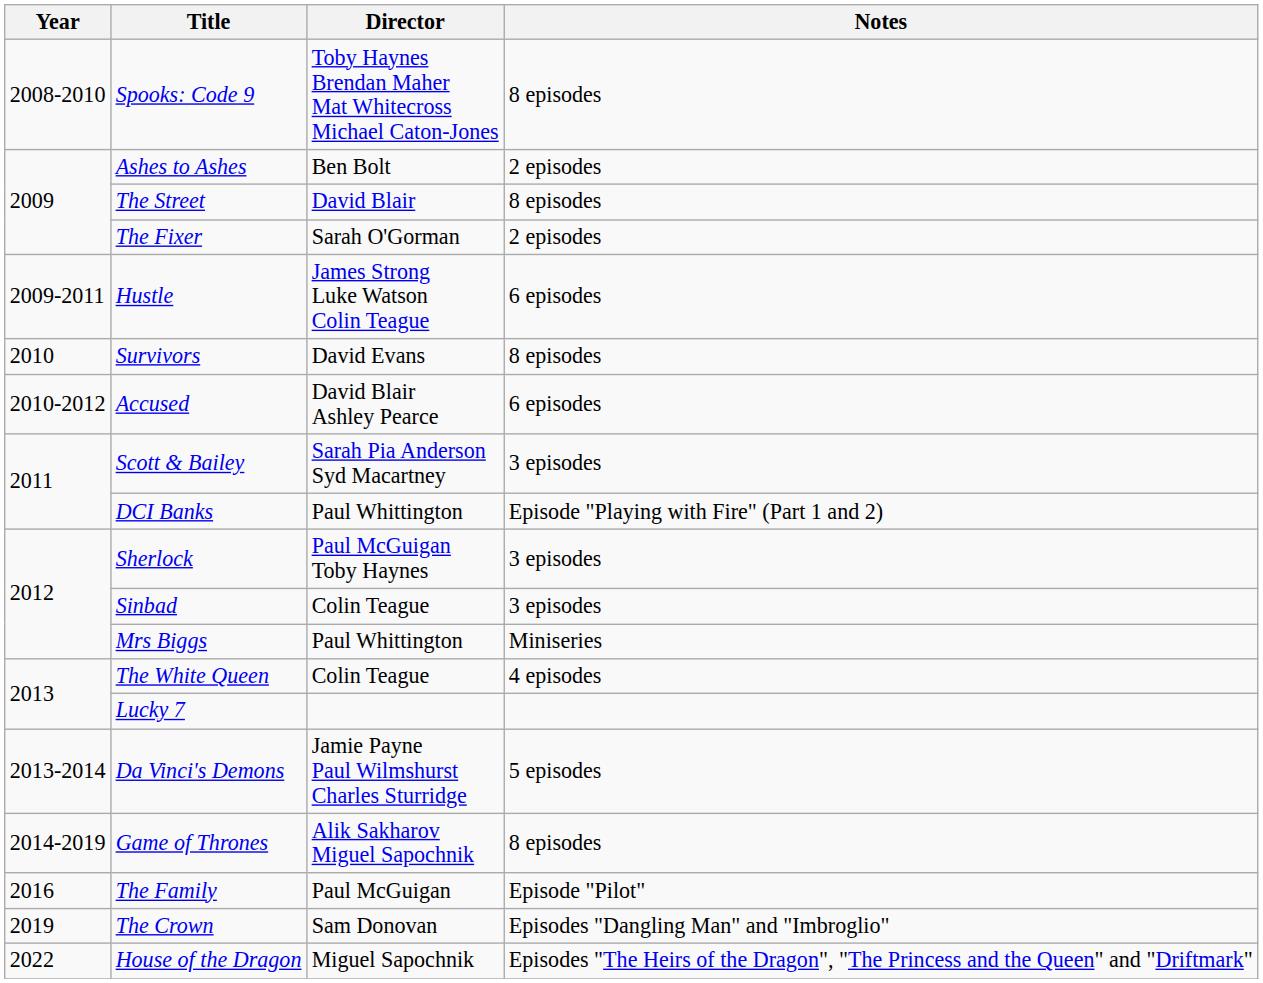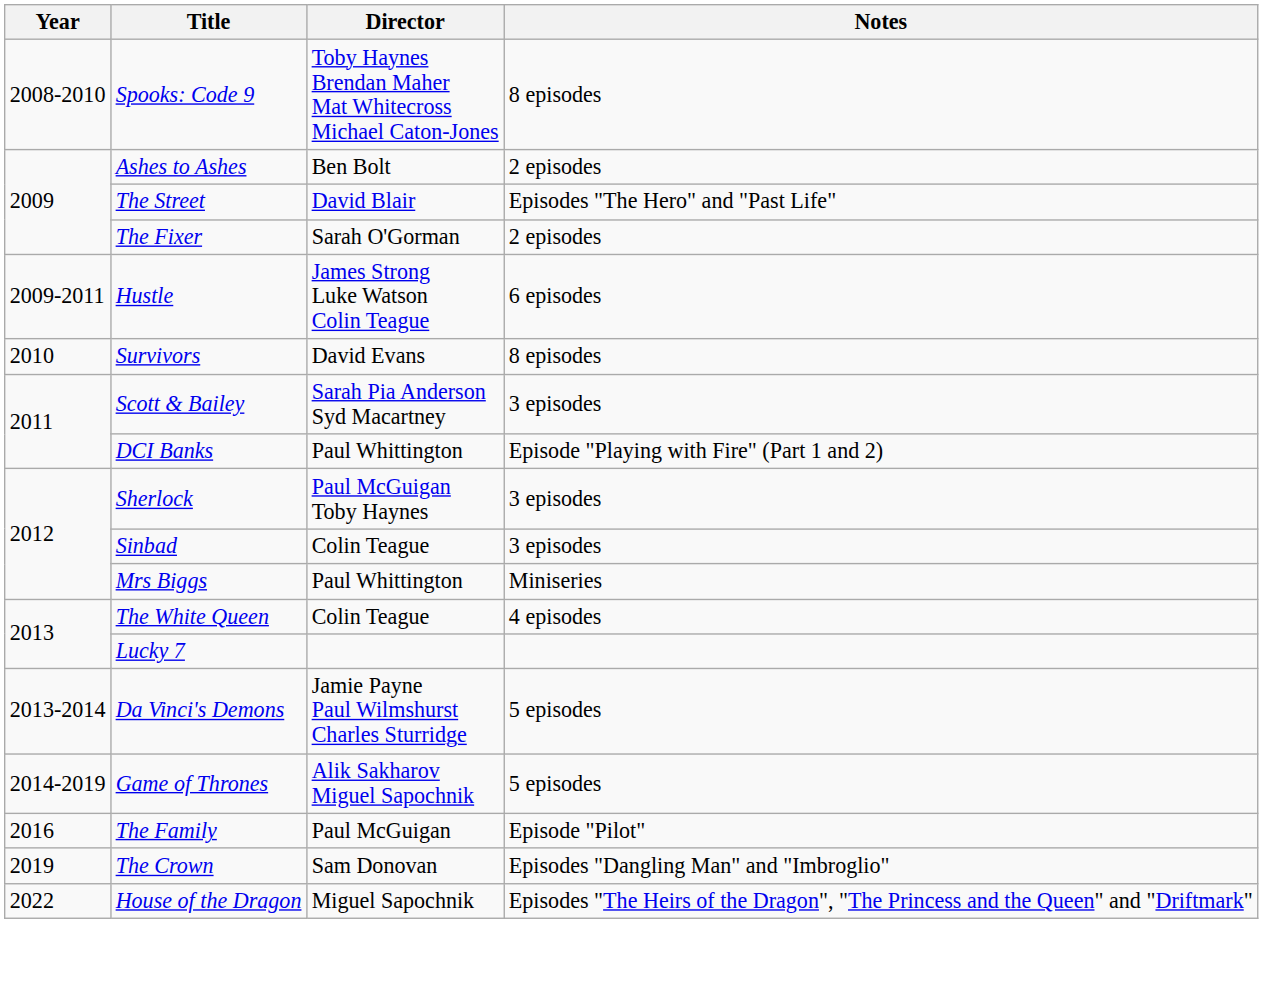(555, 201) 8 episodes -> (673, 201) Episodes "The Hero" and "Past Life"
- row: (152, 403)
(555, 843) 8 episodes -> (555, 783) 5 episodes
